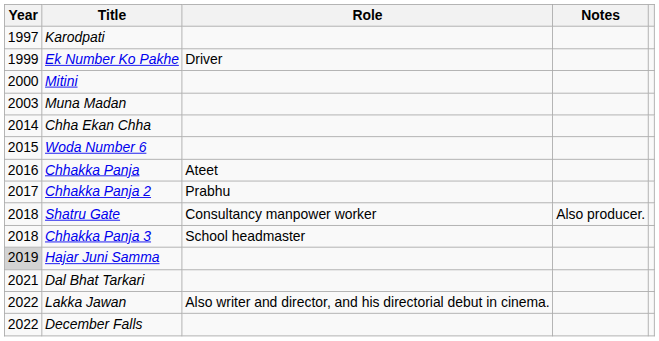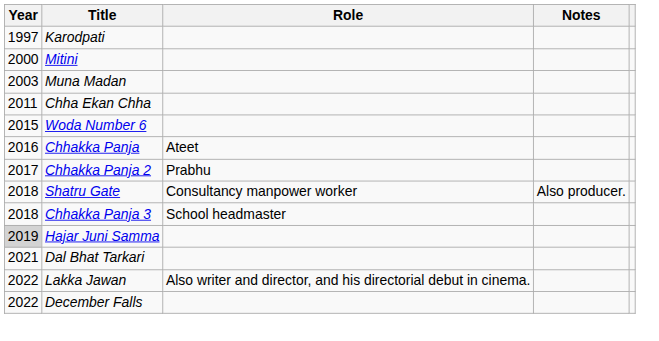- row: (112, 59)
(23, 125) 2014 -> (23, 103) 2011
